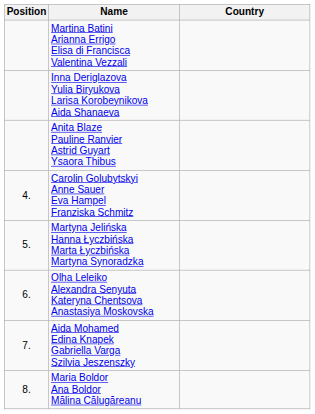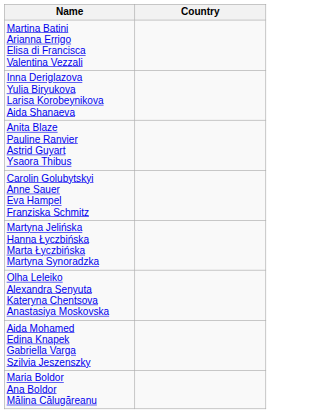- column: (27, 12)
